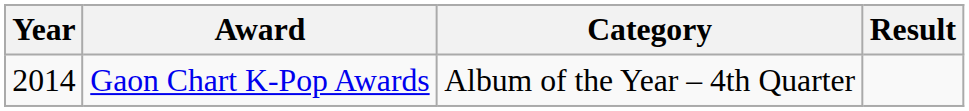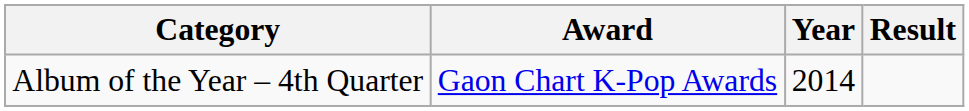columns swapped: (44, 29) <-> (650, 29)
